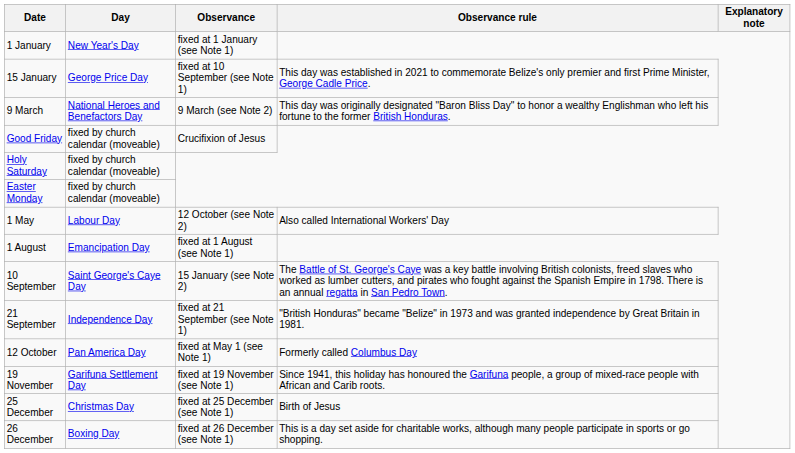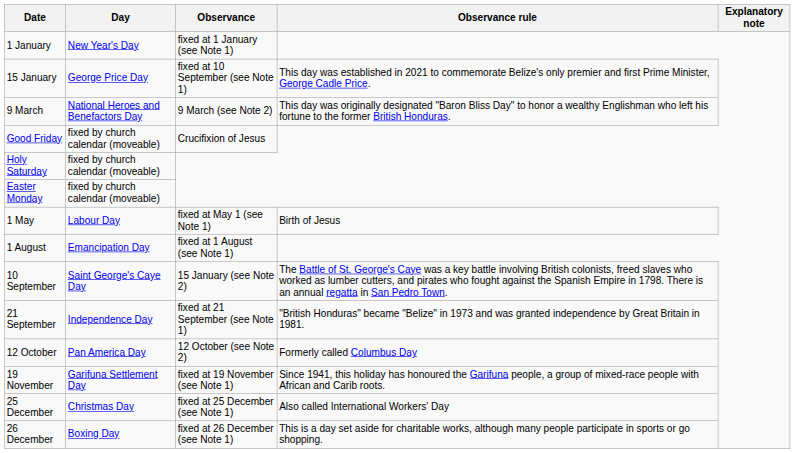(226, 220) 12 October (see Note 2) -> (220, 220) fixed at May 1 (see Note 1)
(364, 220) Also called International Workers' Day -> (310, 220) Birth of Jesus
(220, 352) fixed at May 1 (see Note 1) -> (226, 352) 12 October (see Note 2)
(310, 407) Birth of Jesus -> (364, 407) Also called International Workers' Day
